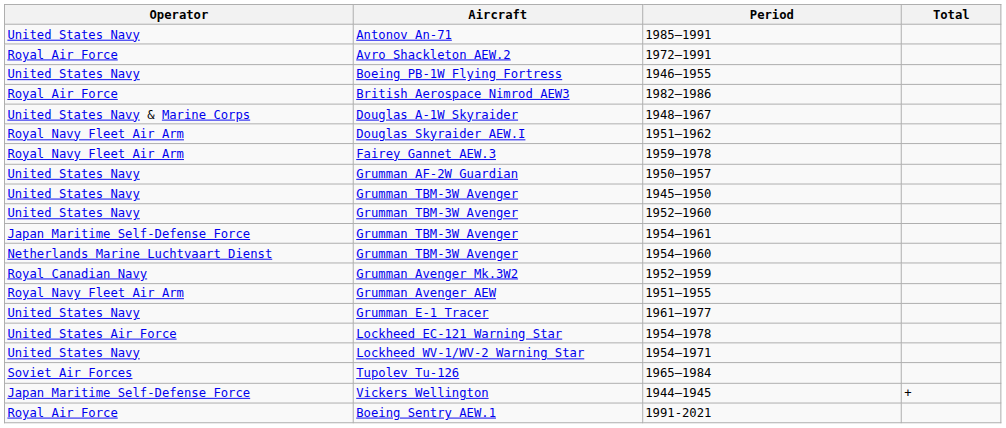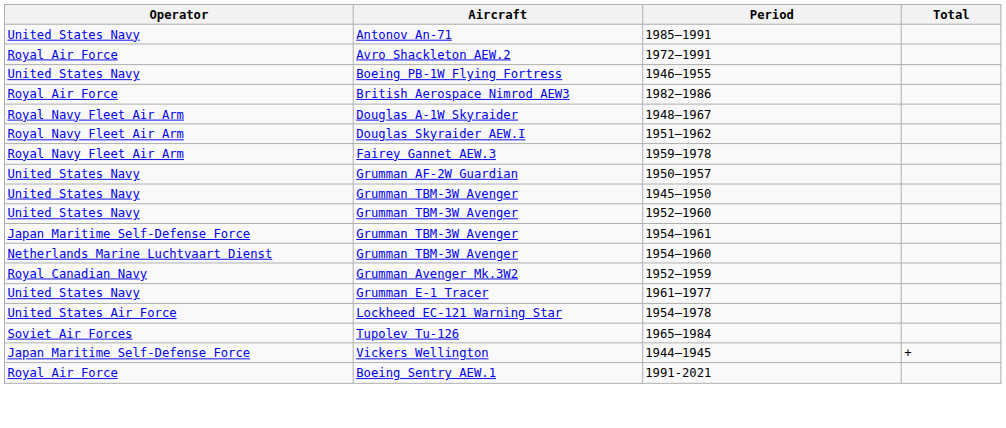(129, 114) United States Navy & Marine Corps -> (96, 114) Royal Navy Fleet Air Arm
- row: (678, 293)
- row: (678, 353)
